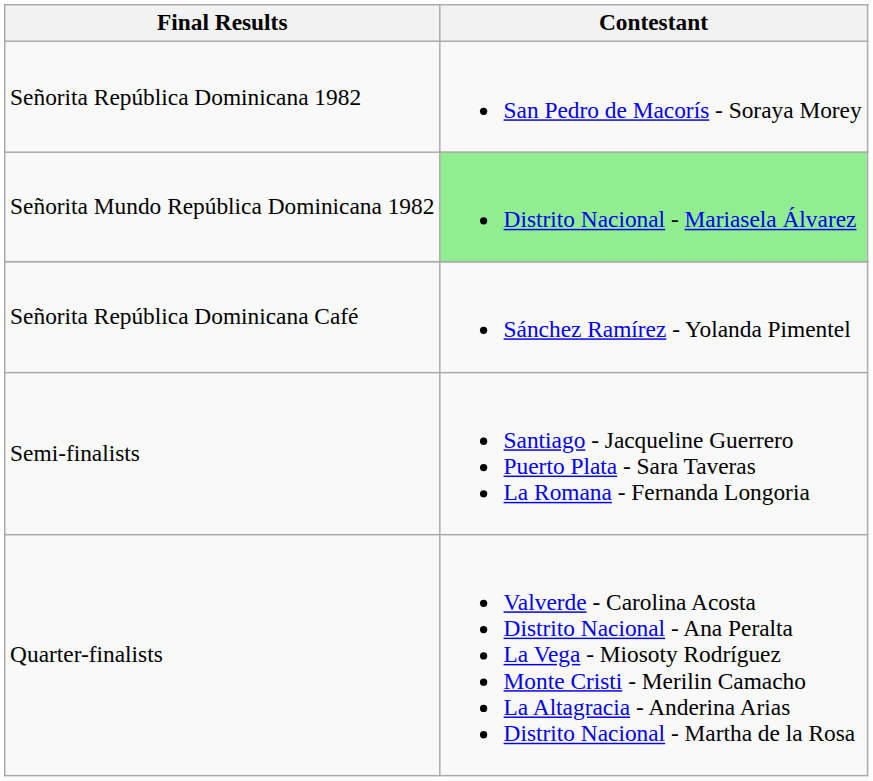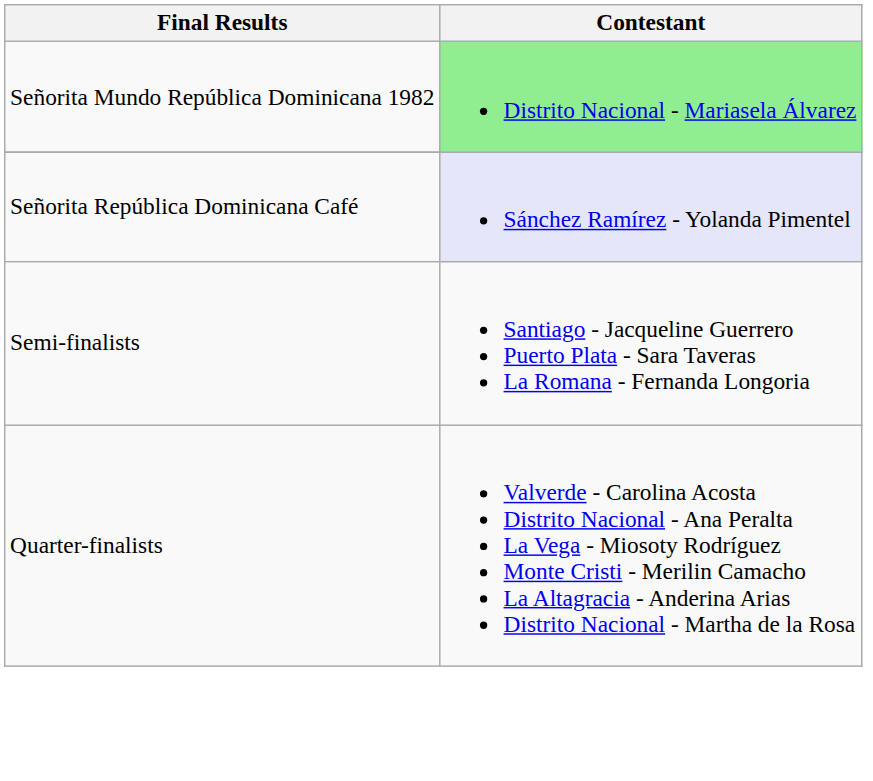- row: (186, 96)
(653, 330) no background -> (651, 220) lavender background
